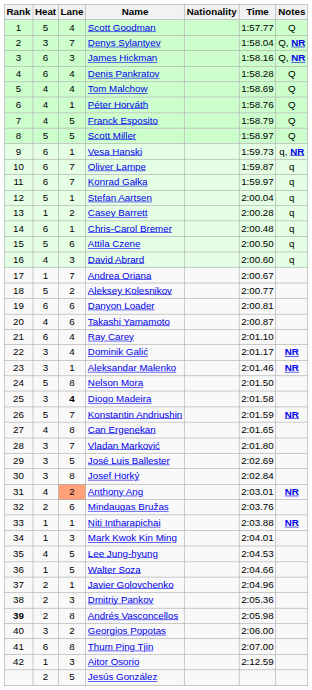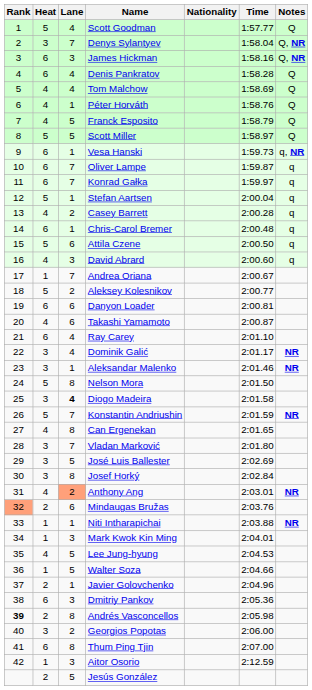(45, 213) 1 -> (45, 213) 4
(18, 507) no background -> (18, 507) lightsalmon background
(45, 600) 2 -> (45, 600) 6
